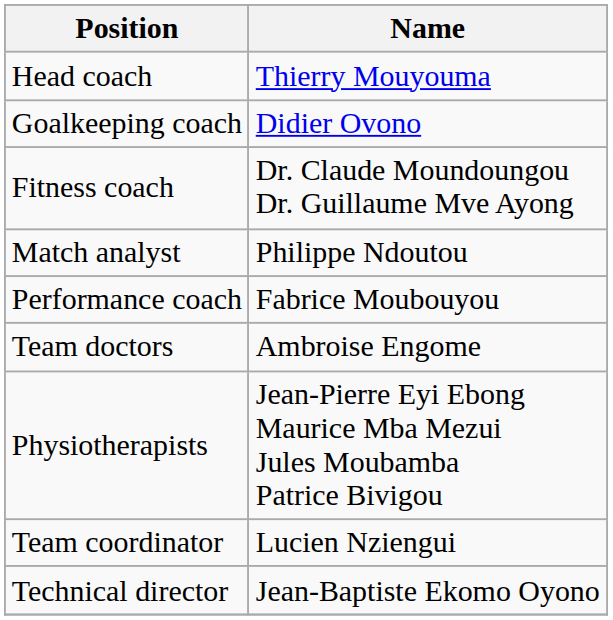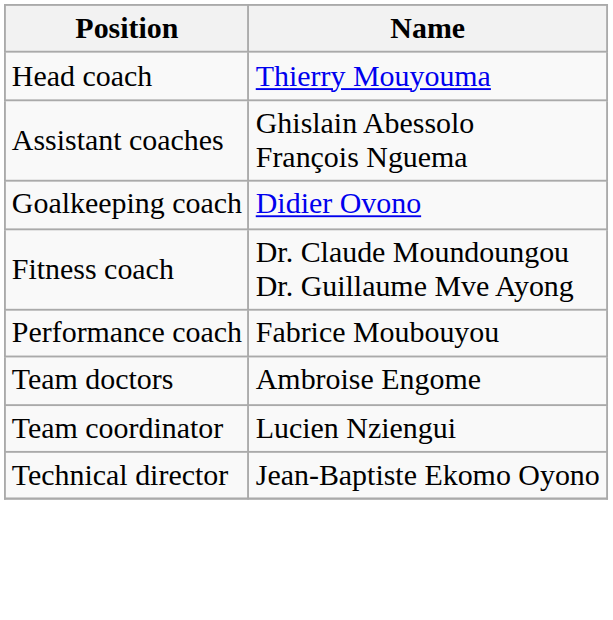+ row: (118, 139)
- row: (96, 251)
- row: (110, 444)
